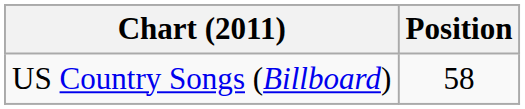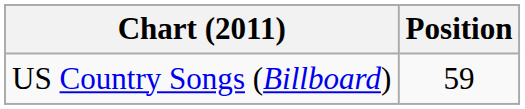(459, 78) 58 -> (459, 78) 59
